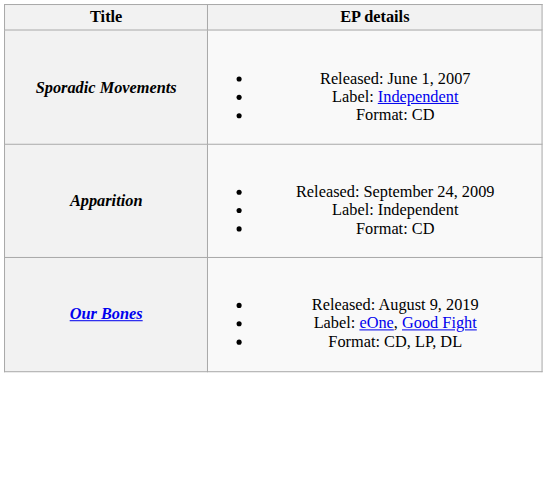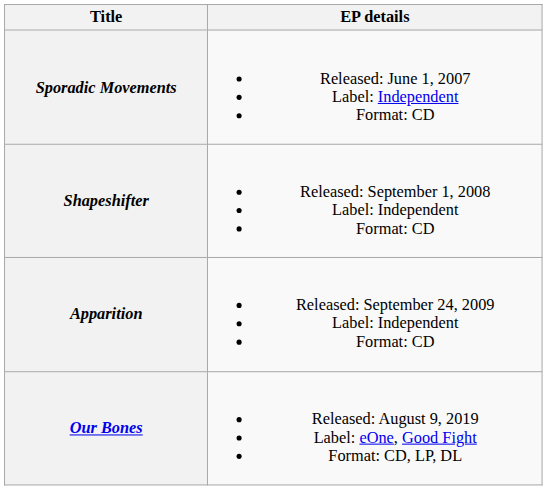+ row: (106, 200)
